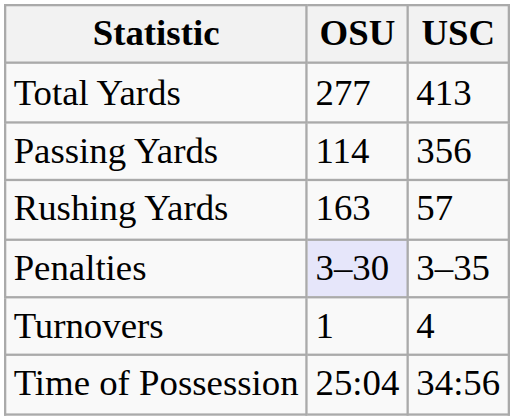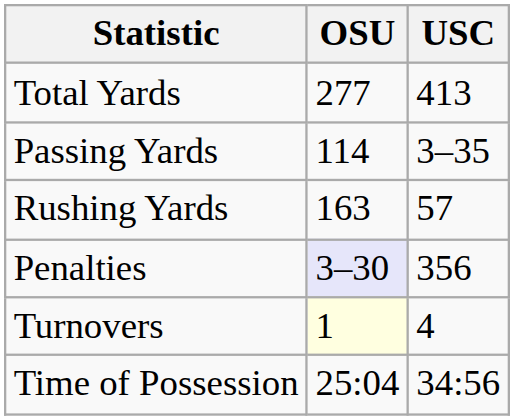(444, 150) 356 -> (453, 150) 3–35
(453, 267) 3–35 -> (444, 267) 356
(325, 325) no background -> (325, 325) lightyellow background
